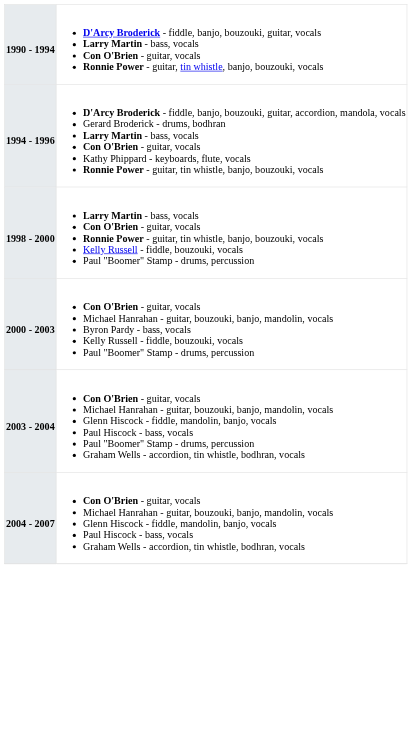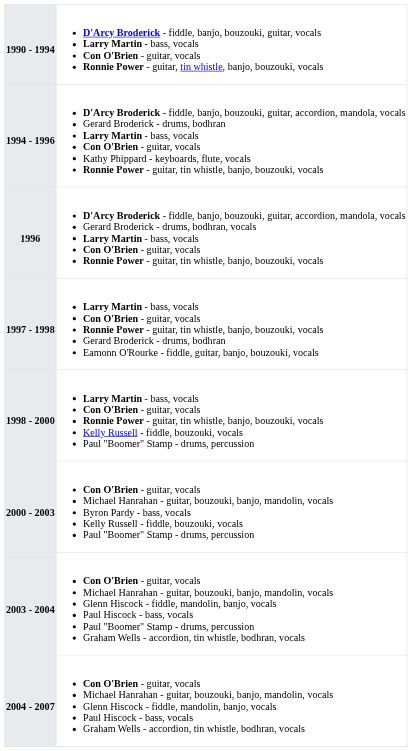+ row: (30, 238)
+ row: (30, 329)
